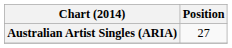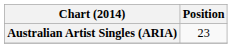(204, 33) 27 -> (204, 33) 23
